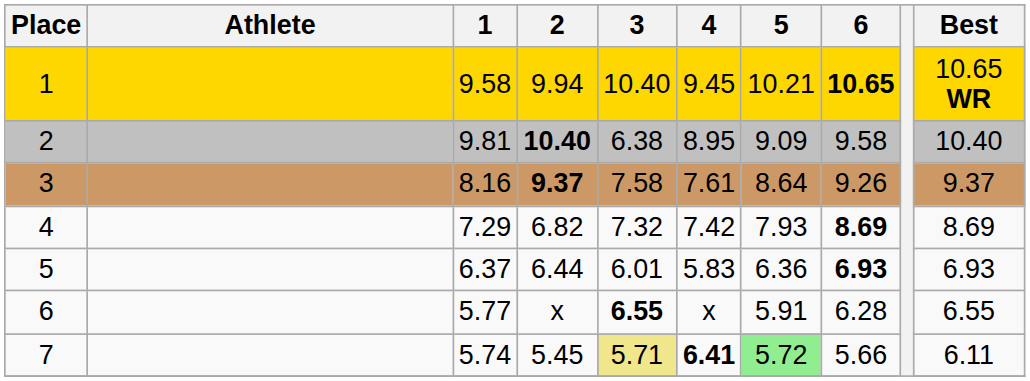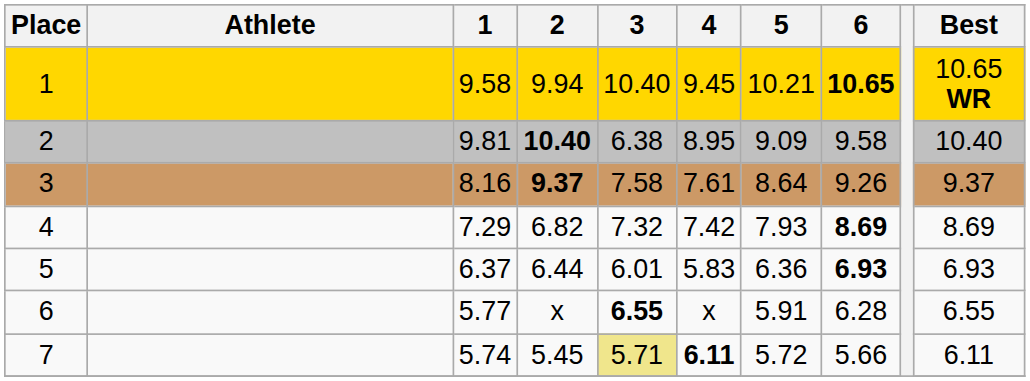(709, 354) 6.41 -> (709, 354) 6.11
(781, 354) lightgreen background -> (781, 354) no background
